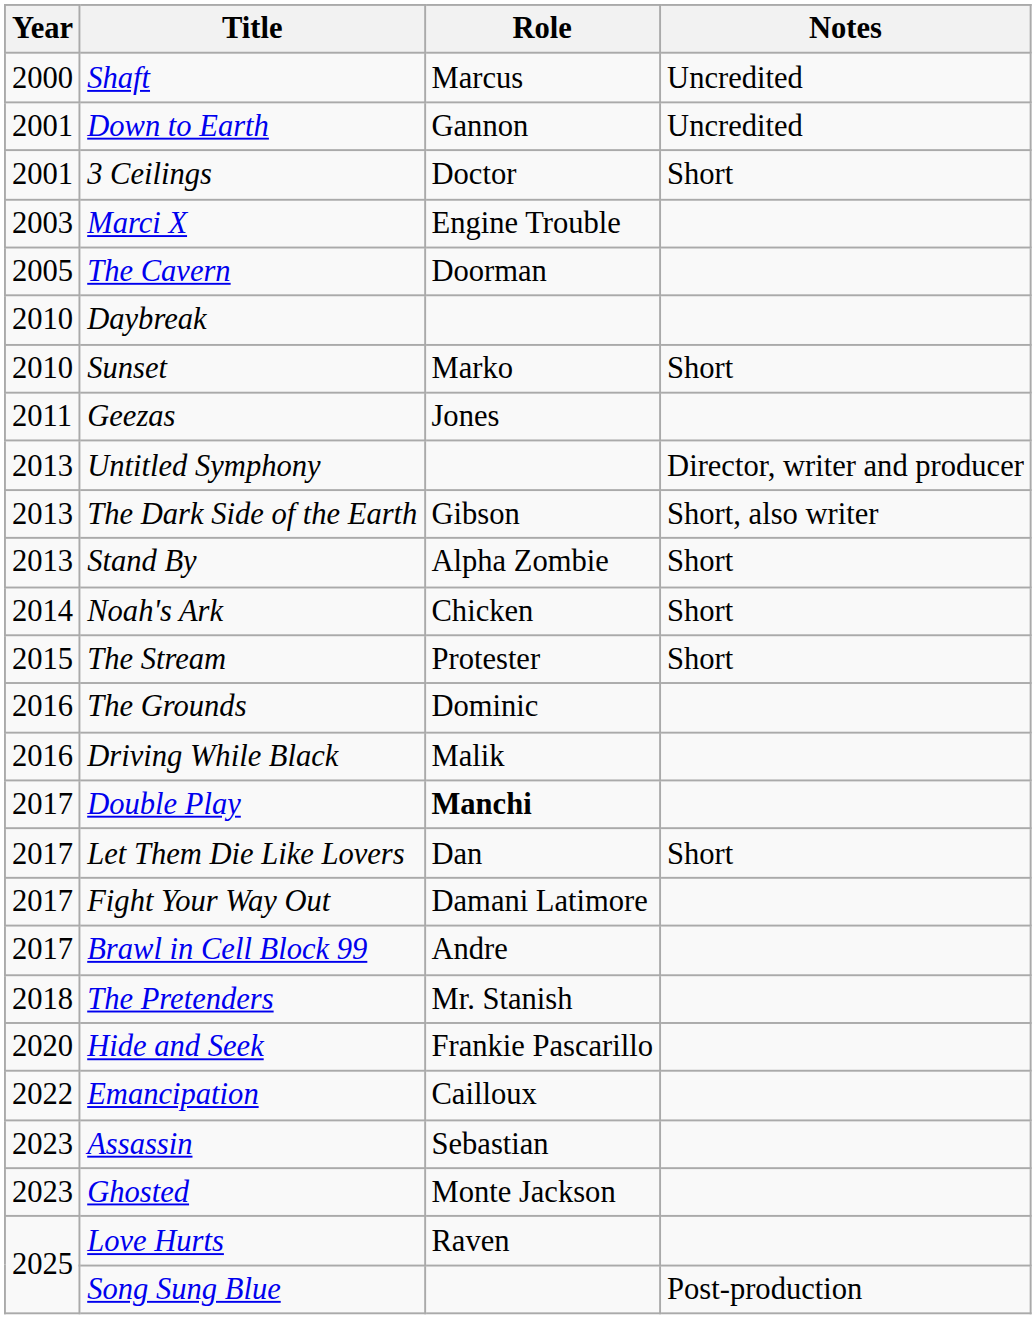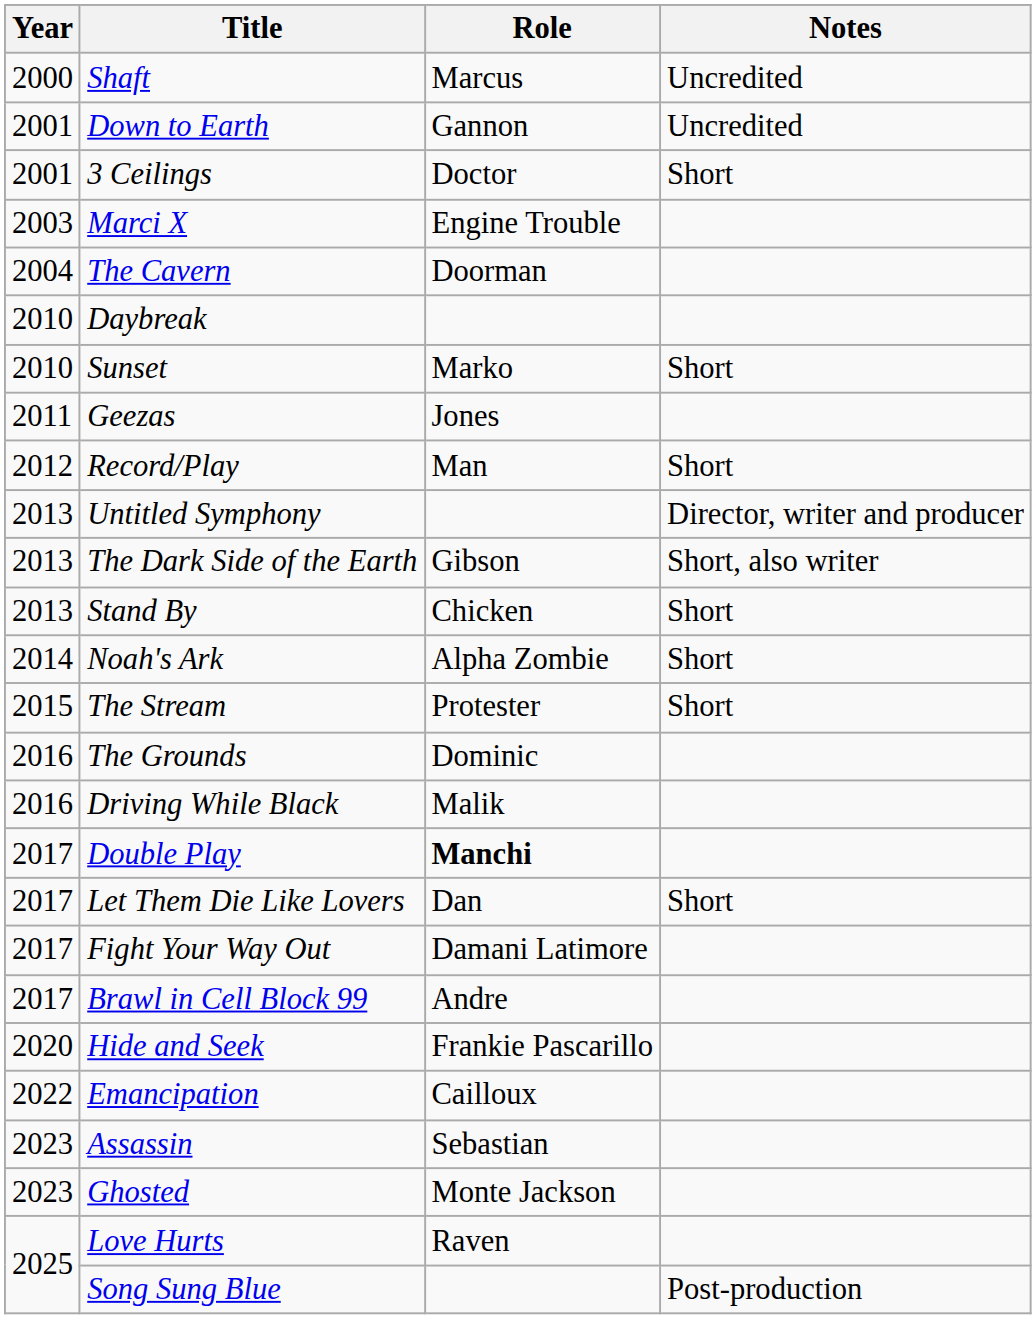(43, 271) 2005 -> (43, 271) 2004
+ row: (163, 464)
(520, 561) Alpha Zombie -> (482, 610) Chicken
(482, 610) Chicken -> (520, 658) Alpha Zombie
- row: (180, 998)
